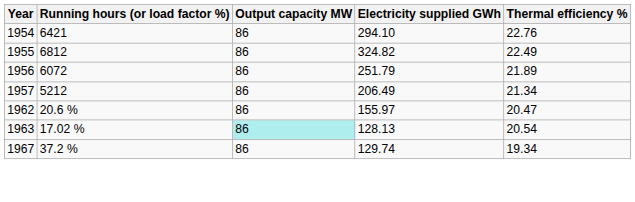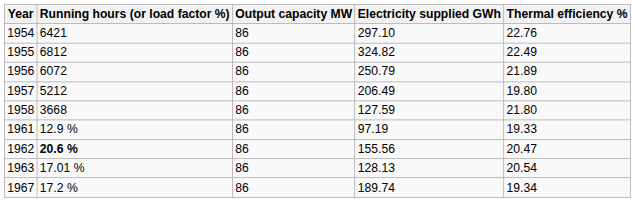(376, 33) 294.10 -> (376, 33) 297.10
(376, 71) 251.79 -> (376, 71) 250.79
(522, 91) 21.34 -> (522, 91) 19.80
+ row: (21, 110)
+ row: (21, 129)
(59, 110) normal -> (59, 149) bold
(376, 110) 155.97 -> (376, 149) 155.56
(62, 129) 17.02 % -> (62, 168) 17.01 %
(242, 129) paleturquoise background -> (242, 168) no background
(59, 149) 37.2 % -> (59, 187) 17.2 %
(376, 149) 129.74 -> (376, 187) 189.74
